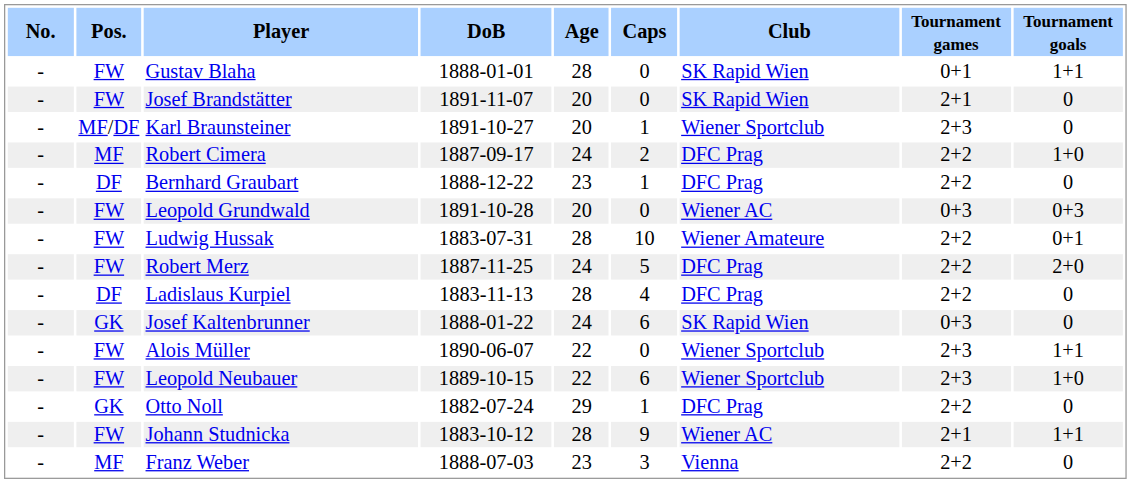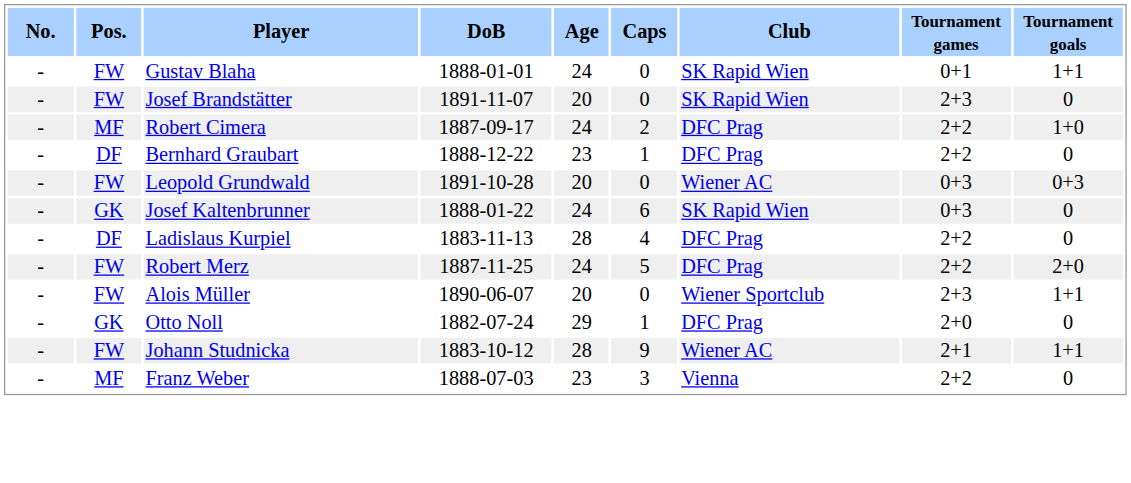(582, 71) 28 -> (582, 71) 24
(956, 99) 2+1 -> (956, 99) 2+3
- row: (218, 127)
- row: (210, 238)
rows swapped: (228, 322) <-> (197, 266)
(582, 350) 22 -> (582, 294) 20
- row: (221, 378)
(956, 406) 2+2 -> (956, 322) 2+0
